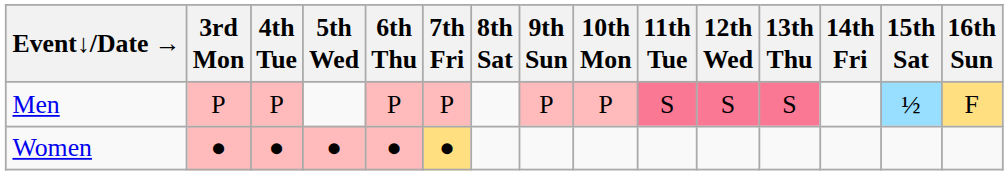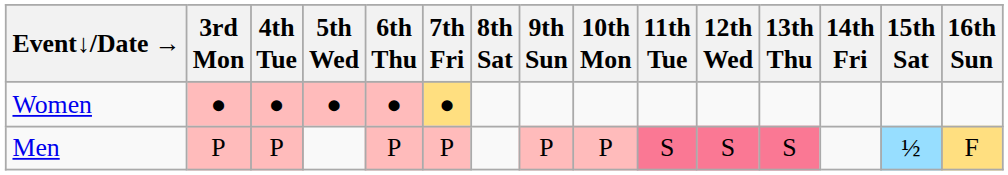rows swapped: (36, 104) <-> (52, 148)
